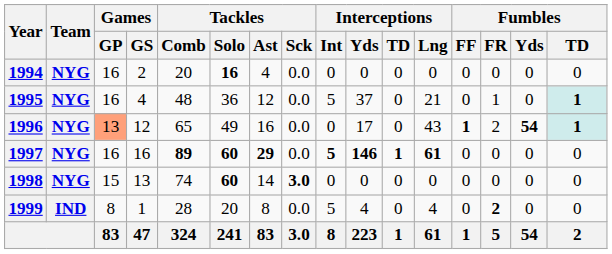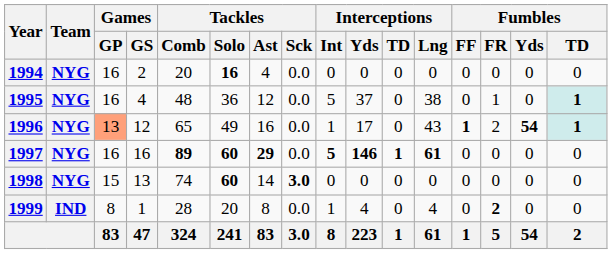(433, 99) 21 -> (433, 99) 38
(331, 126) 0 -> (331, 126) 1
(331, 208) 5 -> (331, 208) 1
